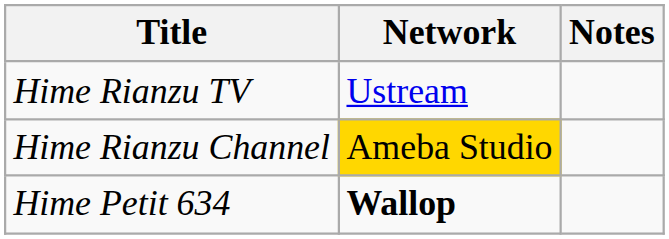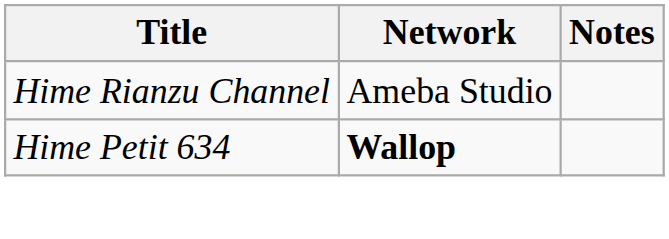- row: (132, 89)
(450, 146) gold background -> (450, 89) no background
